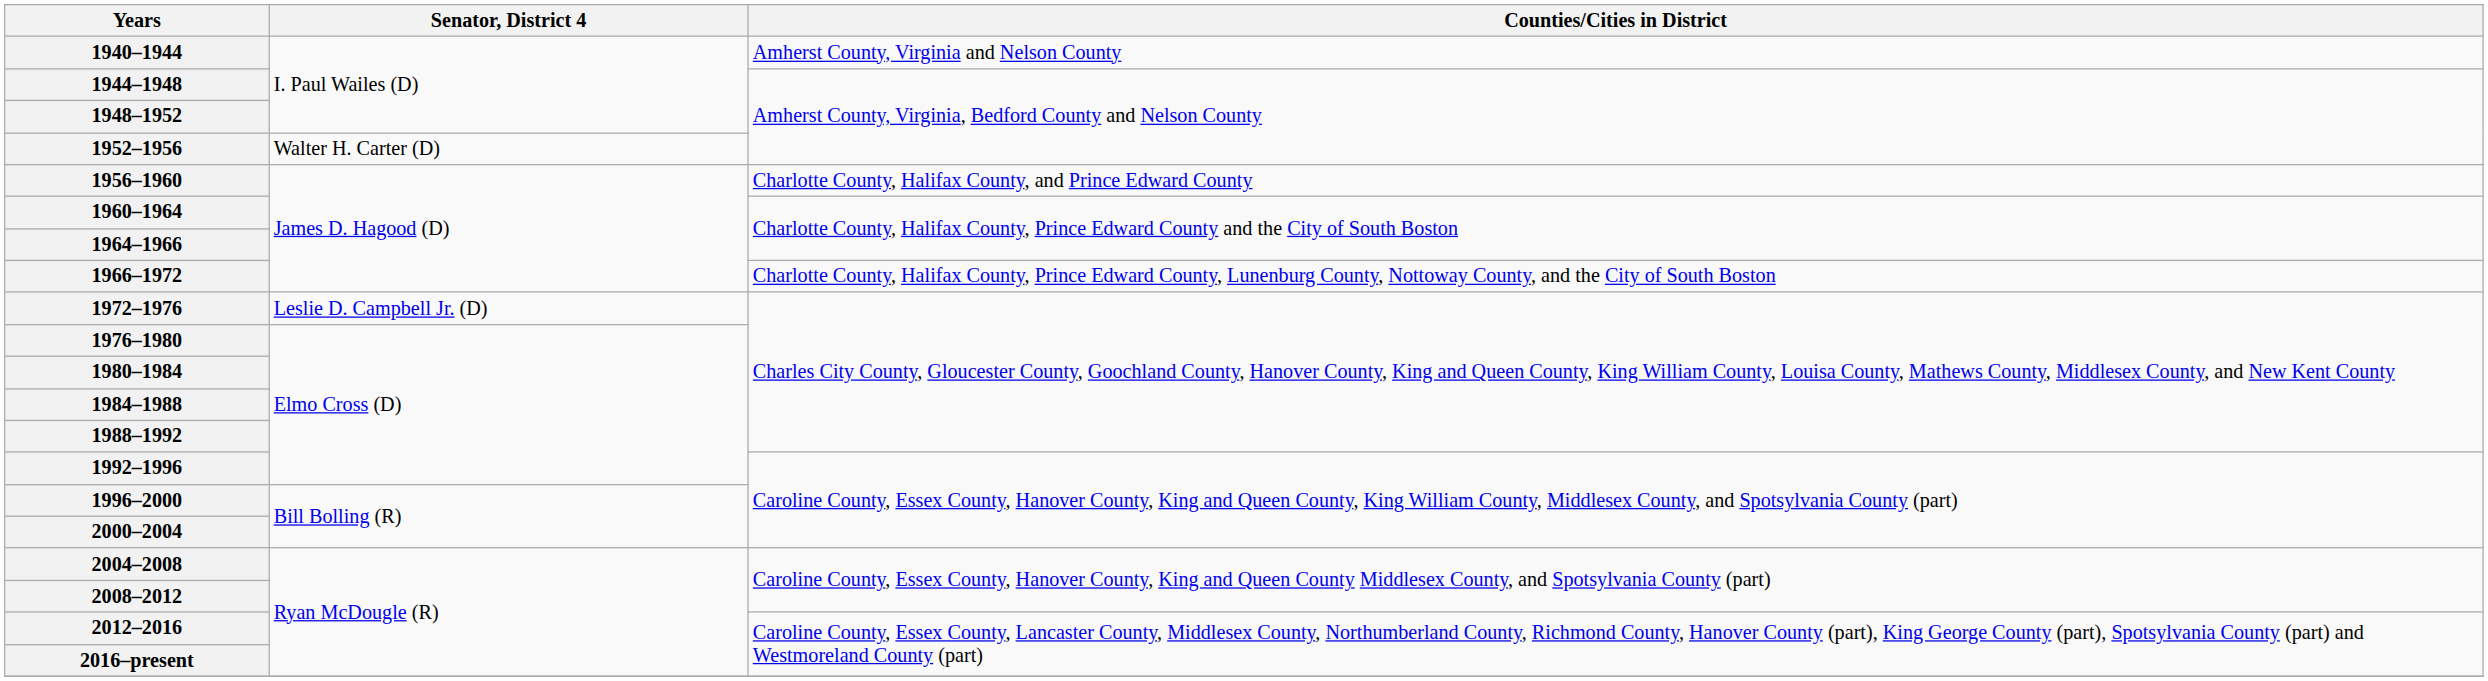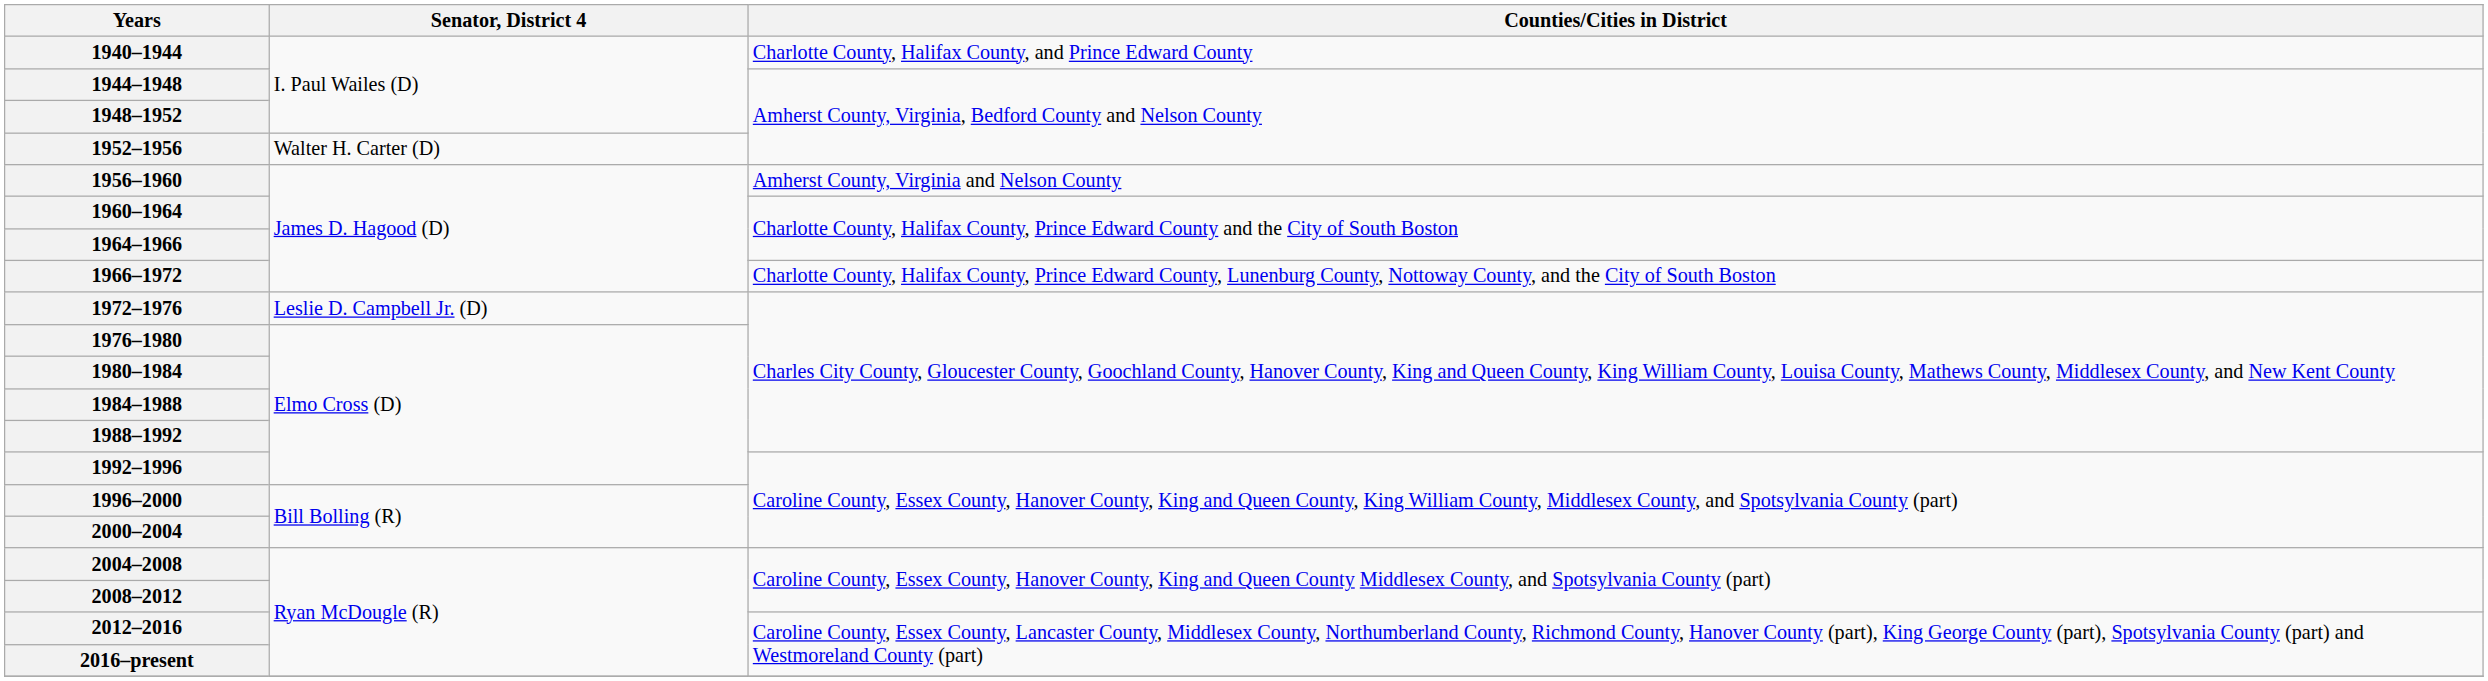(937, 52) Amherst County, Virginia and Nelson County -> (1003, 52) Charlotte County, Halifax County, and Prince Edward County
(1003, 180) Charlotte County, Halifax County, and Prince Edward County -> (937, 180) Amherst County, Virginia and Nelson County
